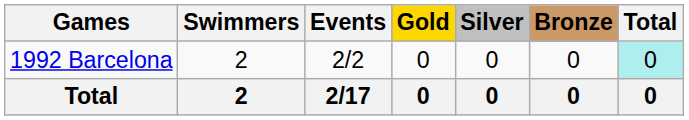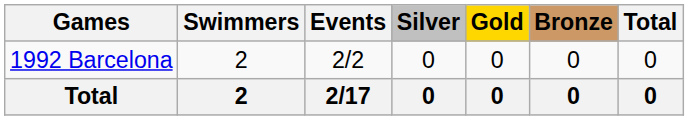columns swapped: (423, 22) <-> (492, 22)
(650, 59) paleturquoise background -> (650, 59) no background
